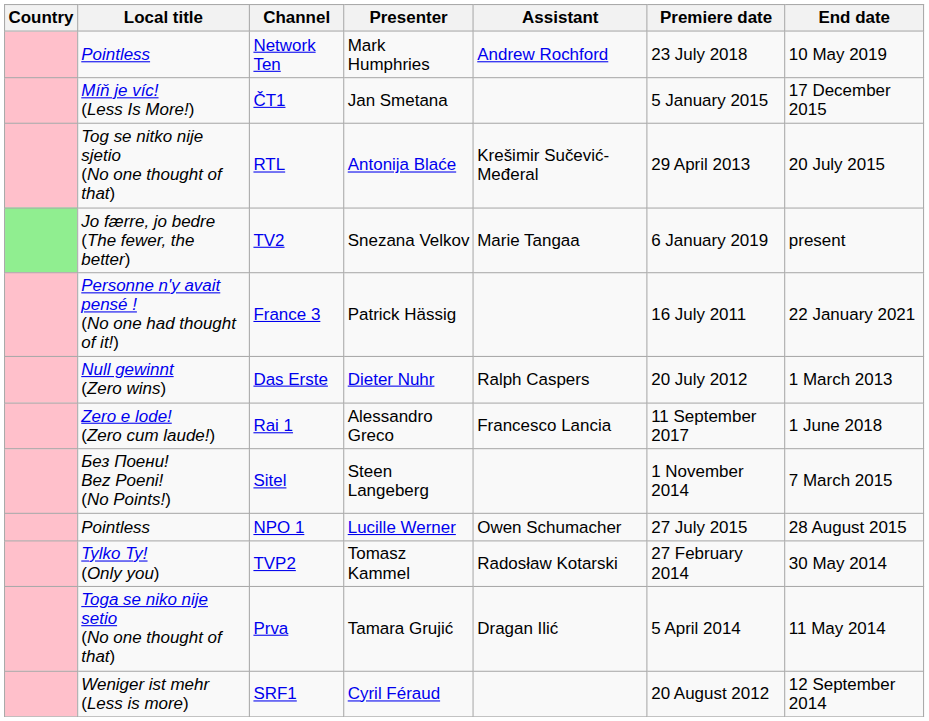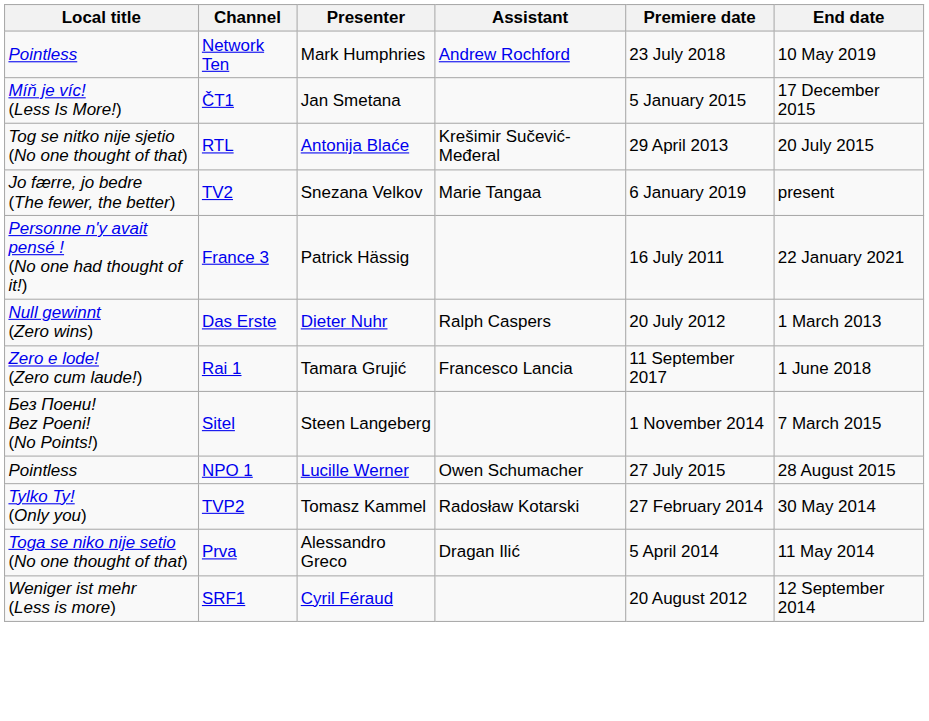- column: (41, 17)
(390, 425) Alessandro Greco -> (354, 368) Tamara Grujić
(401, 628) Tamara Grujić -> (343, 552) Alessandro Greco
